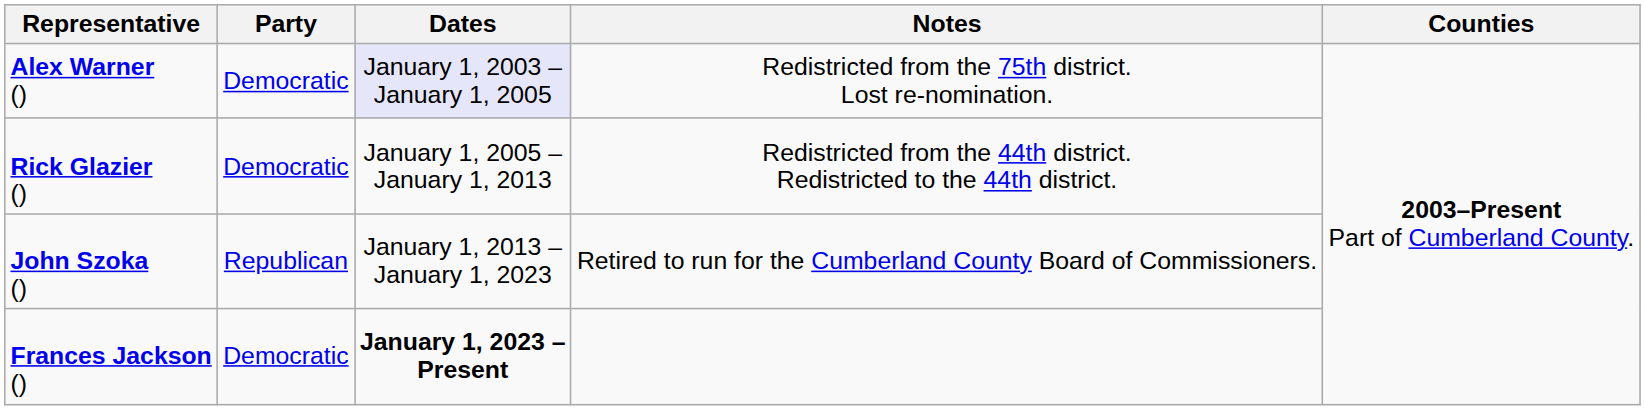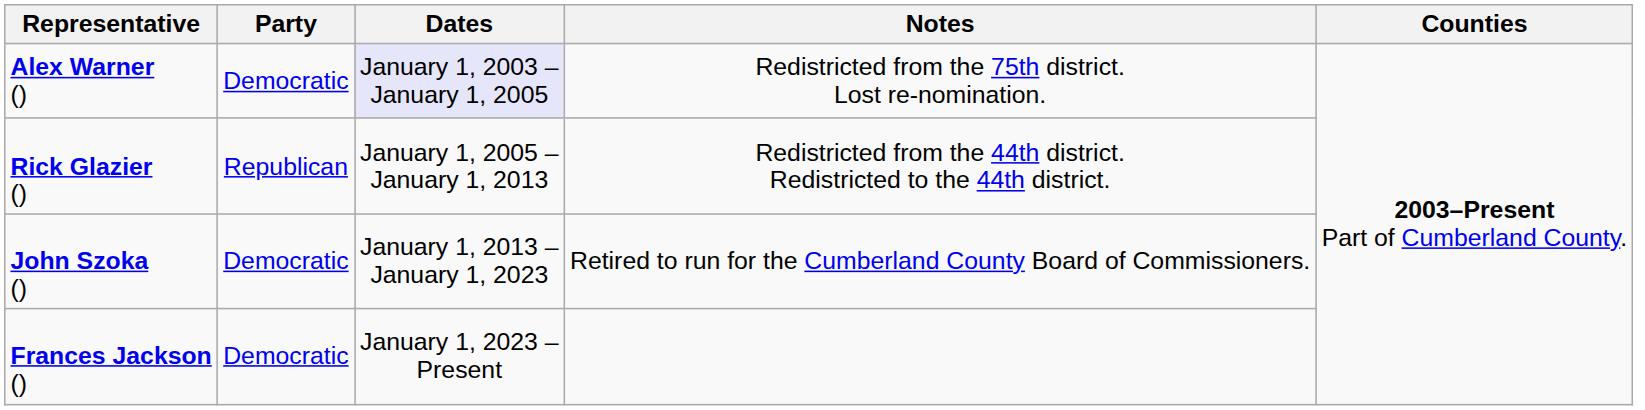(286, 165) Democratic -> (286, 165) Republican
(286, 260) Republican -> (286, 260) Democratic
(463, 356) bold -> (459, 356) normal
